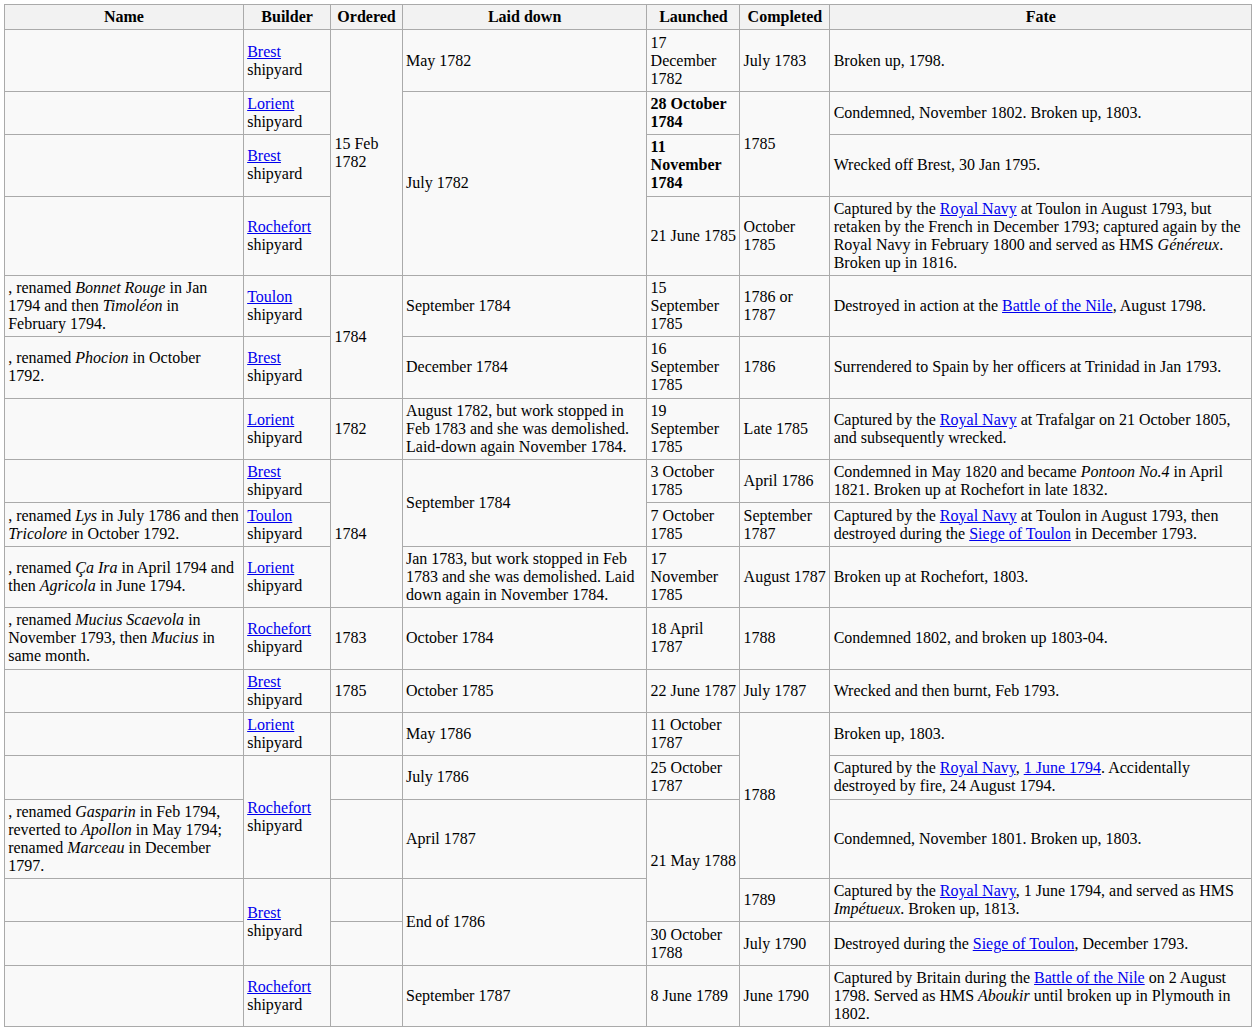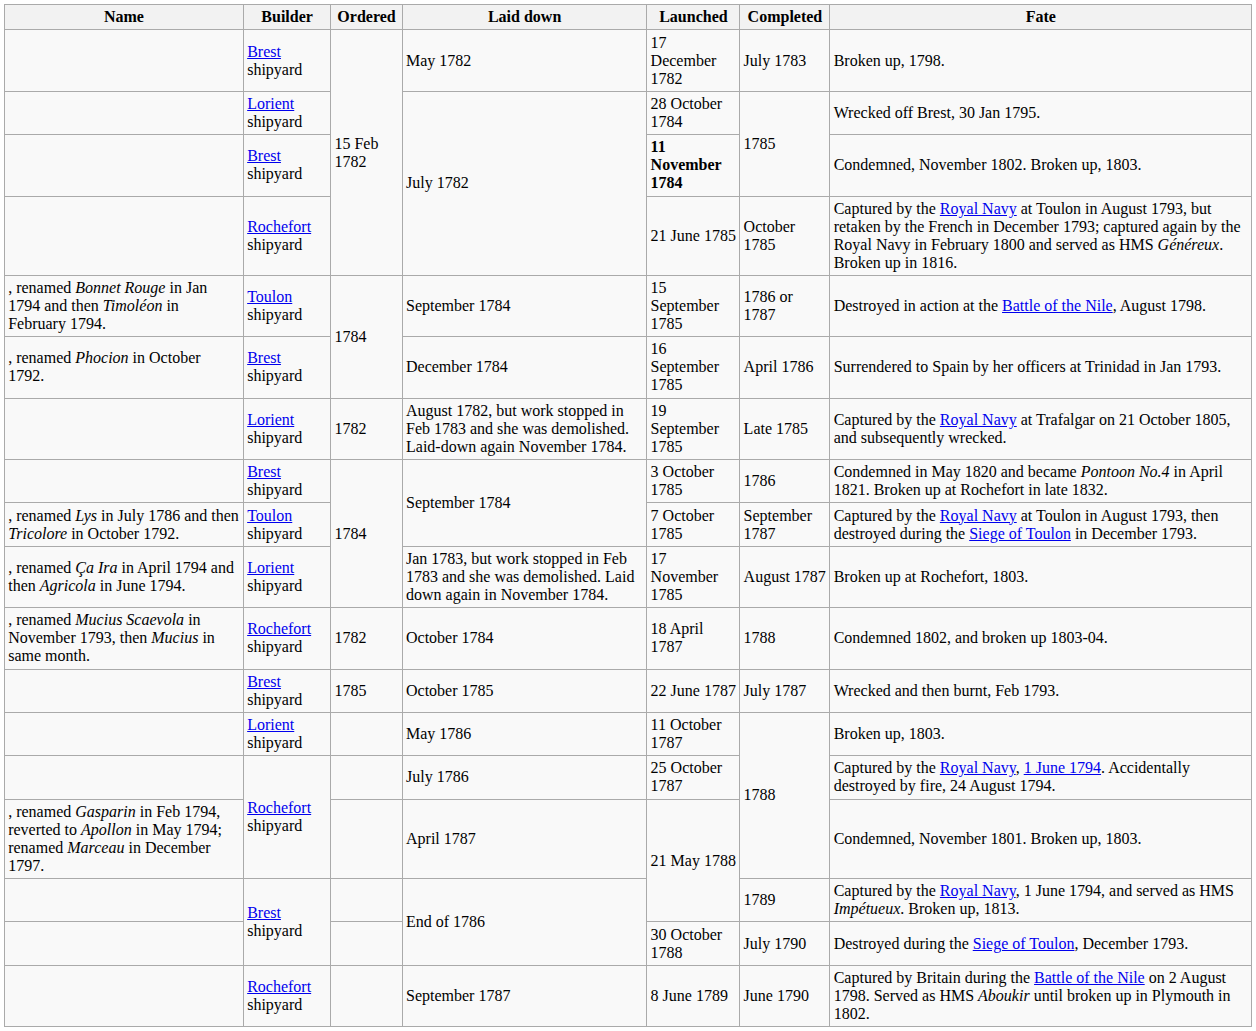(688, 112) bold -> (686, 112) normal
(988, 112) Condemned, November 1802. Broken up, 1803. -> (937, 112) Wrecked off Brest, 30 Jan 1795.
(937, 165) Wrecked off Brest, 30 Jan 1795. -> (988, 165) Condemned, November 1802. Broken up, 1803.
(760, 367) 1786 -> (778, 367) April 1786
(778, 481) April 1786 -> (760, 481) 1786
(350, 638) 1783 -> (350, 638) 1782
